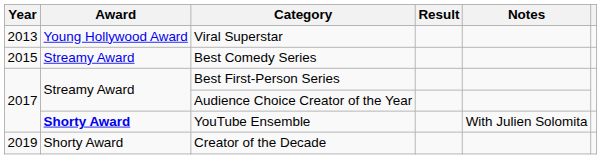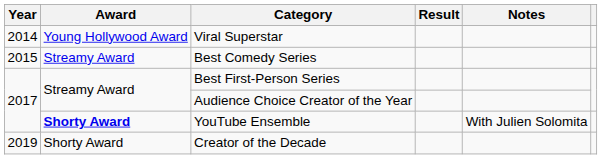(22, 36) 2013 -> (22, 36) 2014
